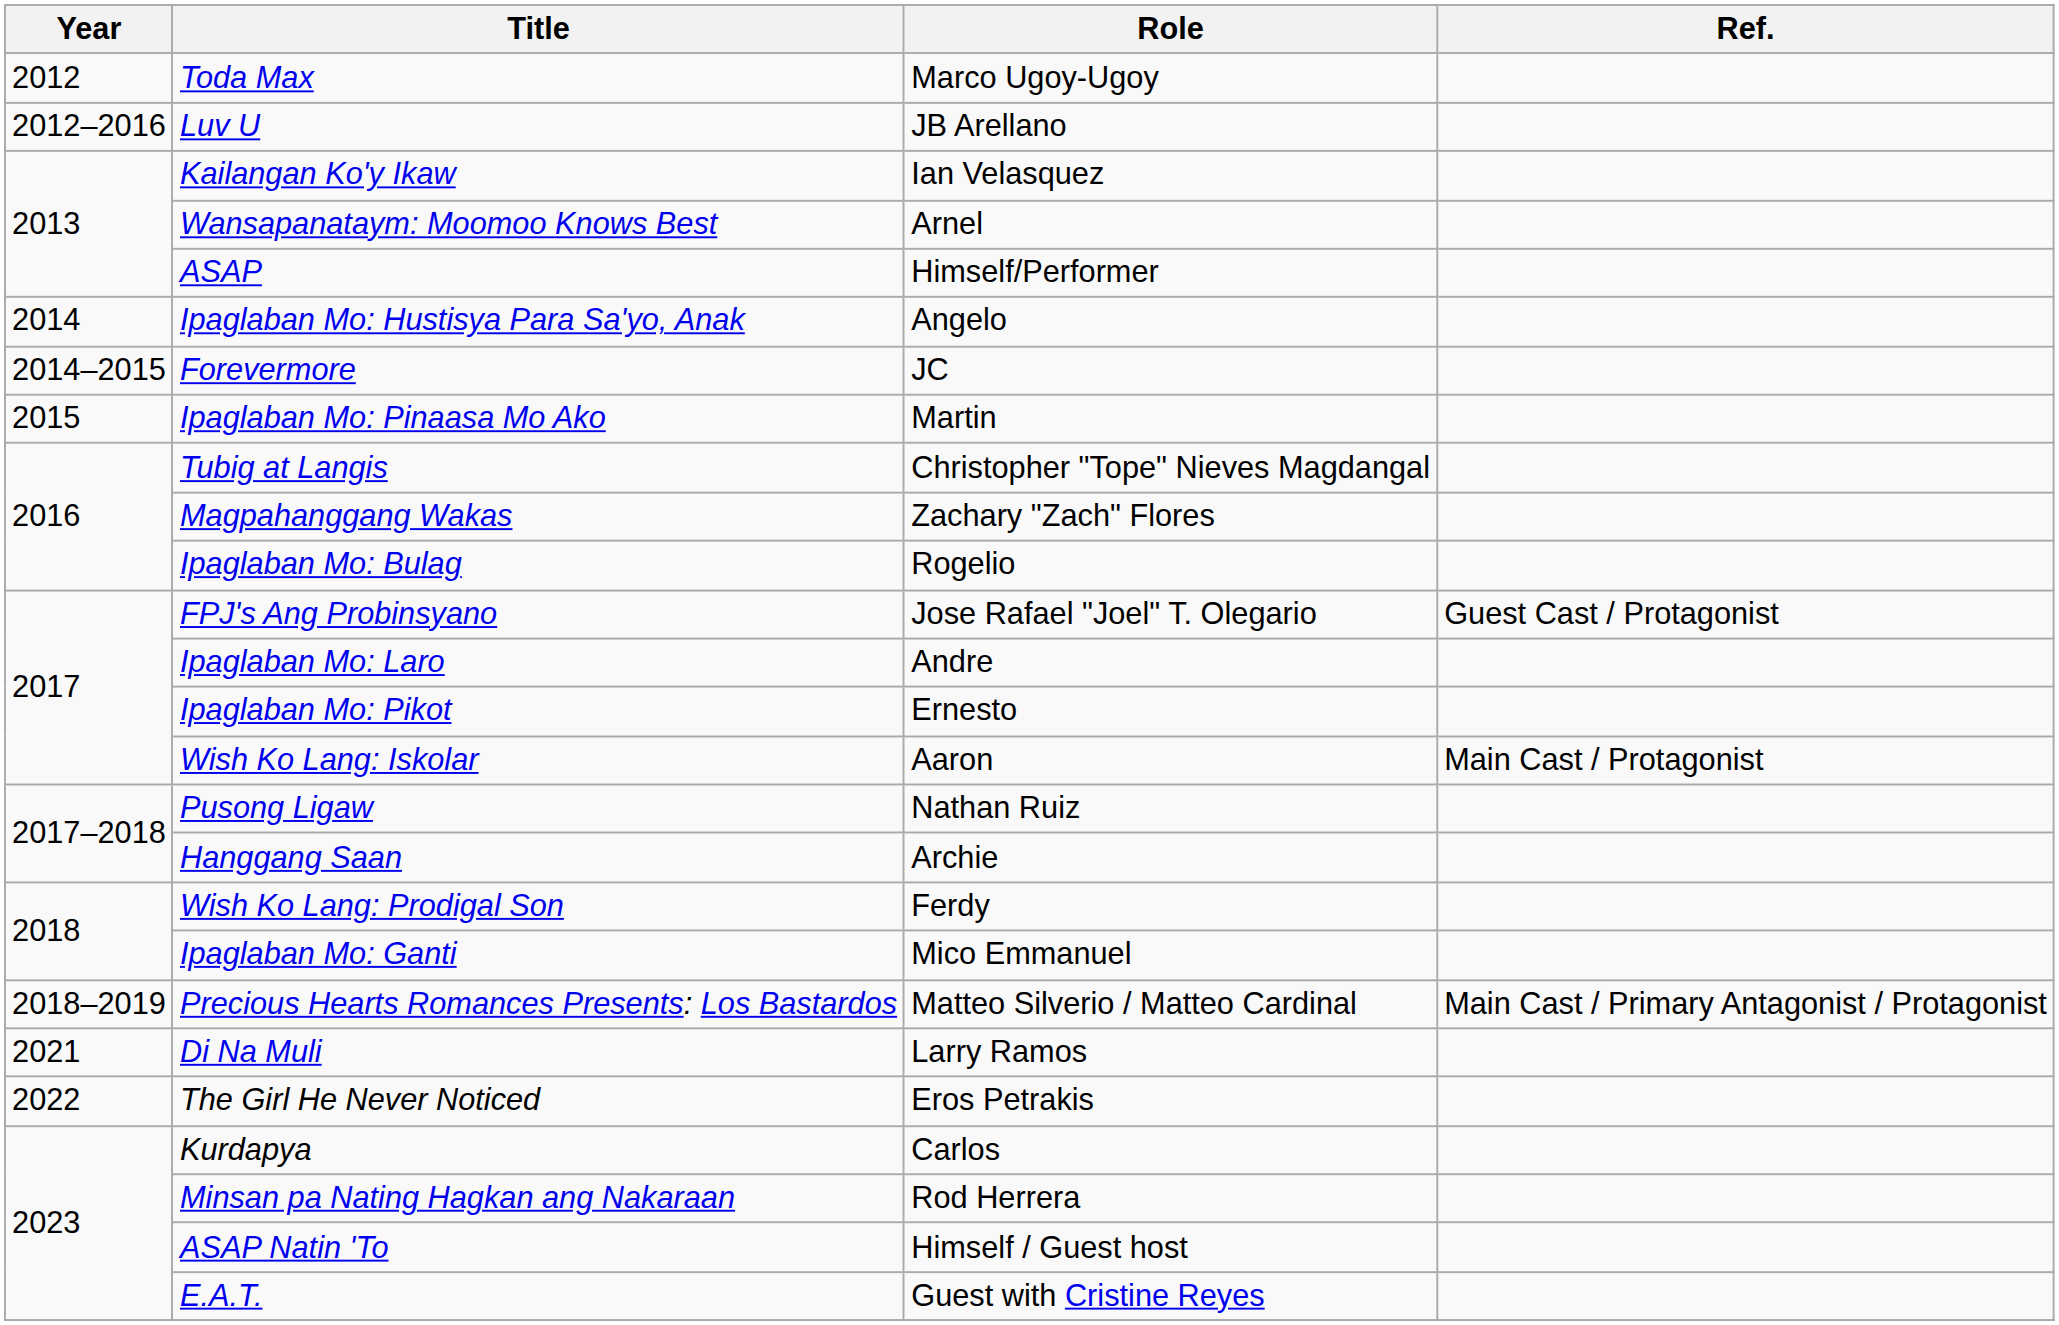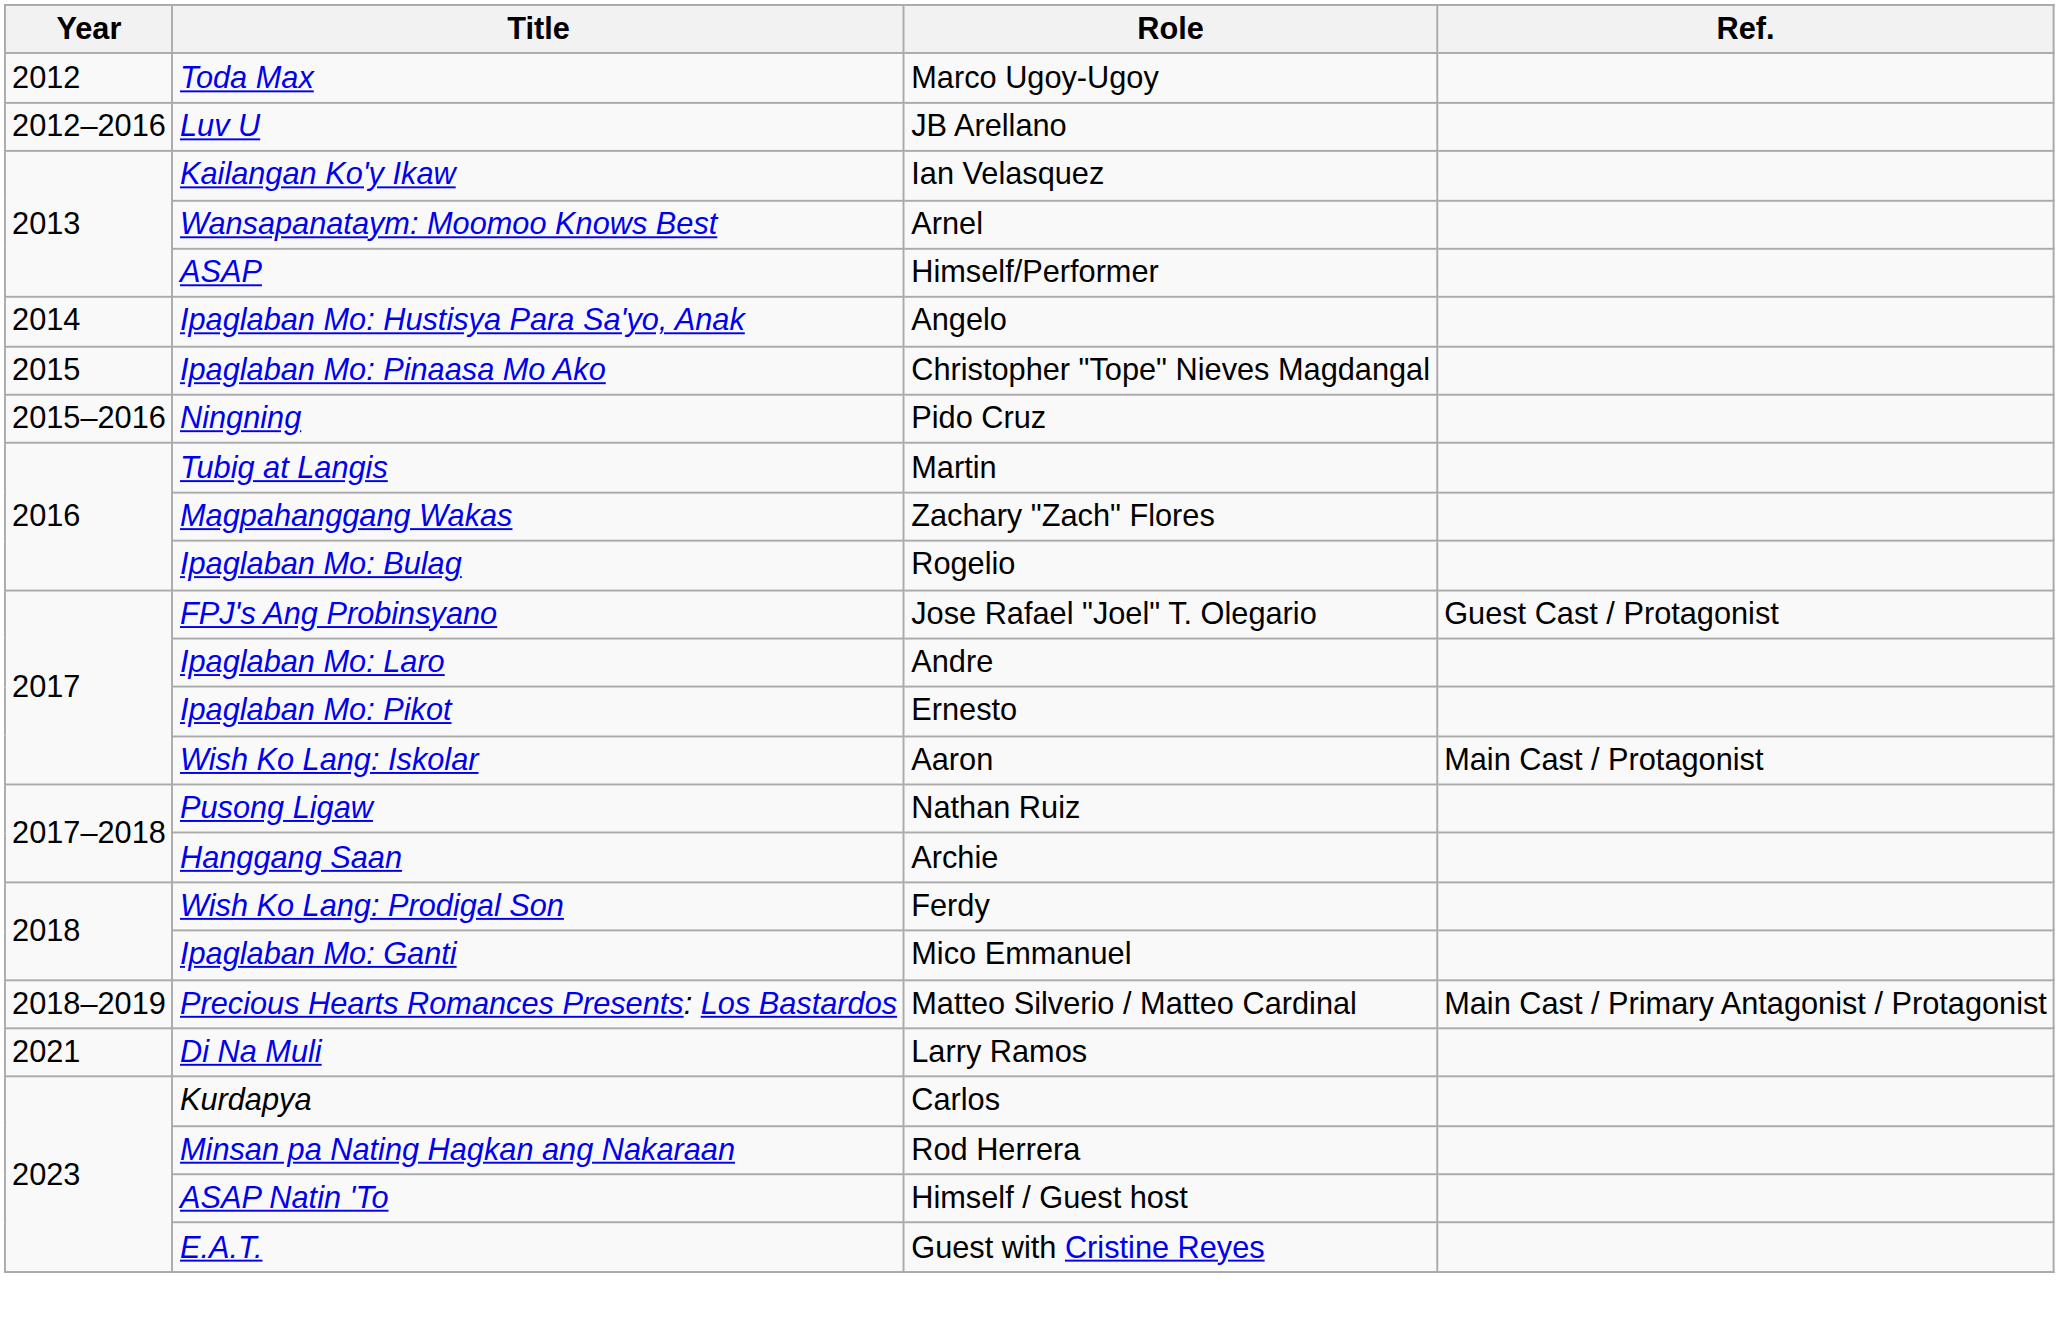- row: (268, 369)
(954, 418) Martin -> (1171, 369) Christopher "Tope" Nieves Magdangal
+ row: (241, 418)
(1171, 467) Christopher "Tope" Nieves Magdangal -> (954, 467) Martin
- row: (360, 1100)
